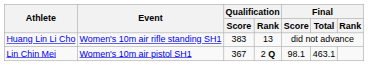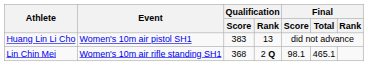(150, 40) Women's 10m air rifle standing SH1 -> (136, 40) Women's 10m air pistol SH1
(136, 54) Women's 10m air pistol SH1 -> (150, 54) Women's 10m air rifle standing SH1
(239, 54) 367 -> (239, 54) 368
(324, 54) 463.1 -> (324, 54) 465.1
